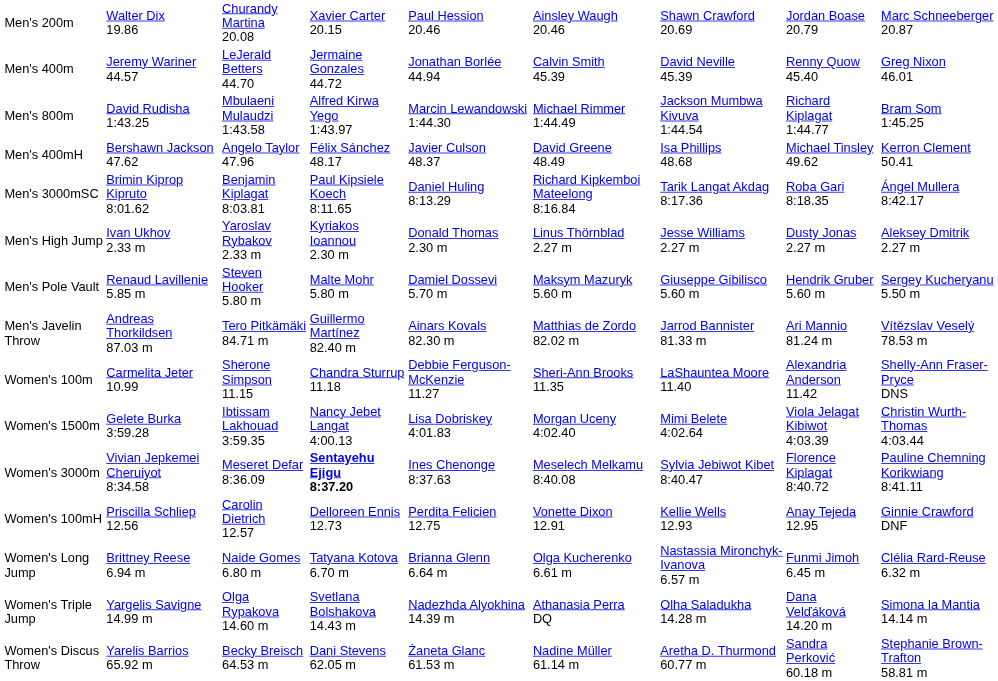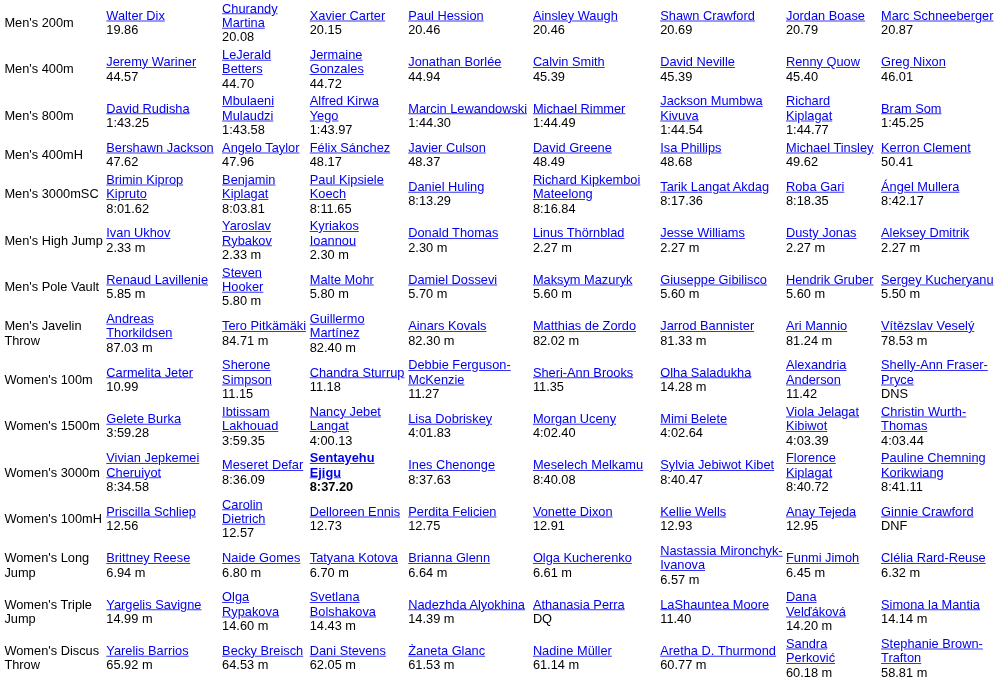(715, 379) LaShauntea Moore 11.40 -> (706, 379) Olha Saladukha 14.28 m
(706, 611) Olha Saladukha 14.28 m -> (715, 611) LaShauntea Moore 11.40
